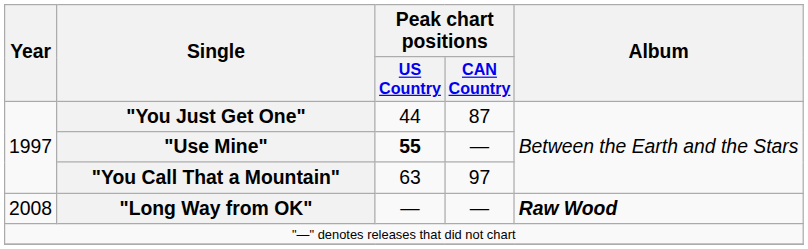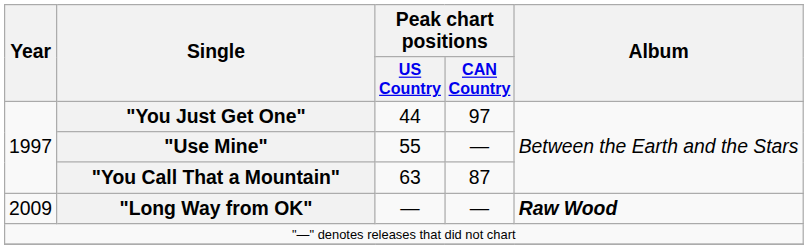(479, 116) 87 -> (479, 116) 97
(410, 146) bold -> (410, 146) normal
(479, 177) 97 -> (479, 177) 87
(31, 208) 2008 -> (31, 208) 2009
